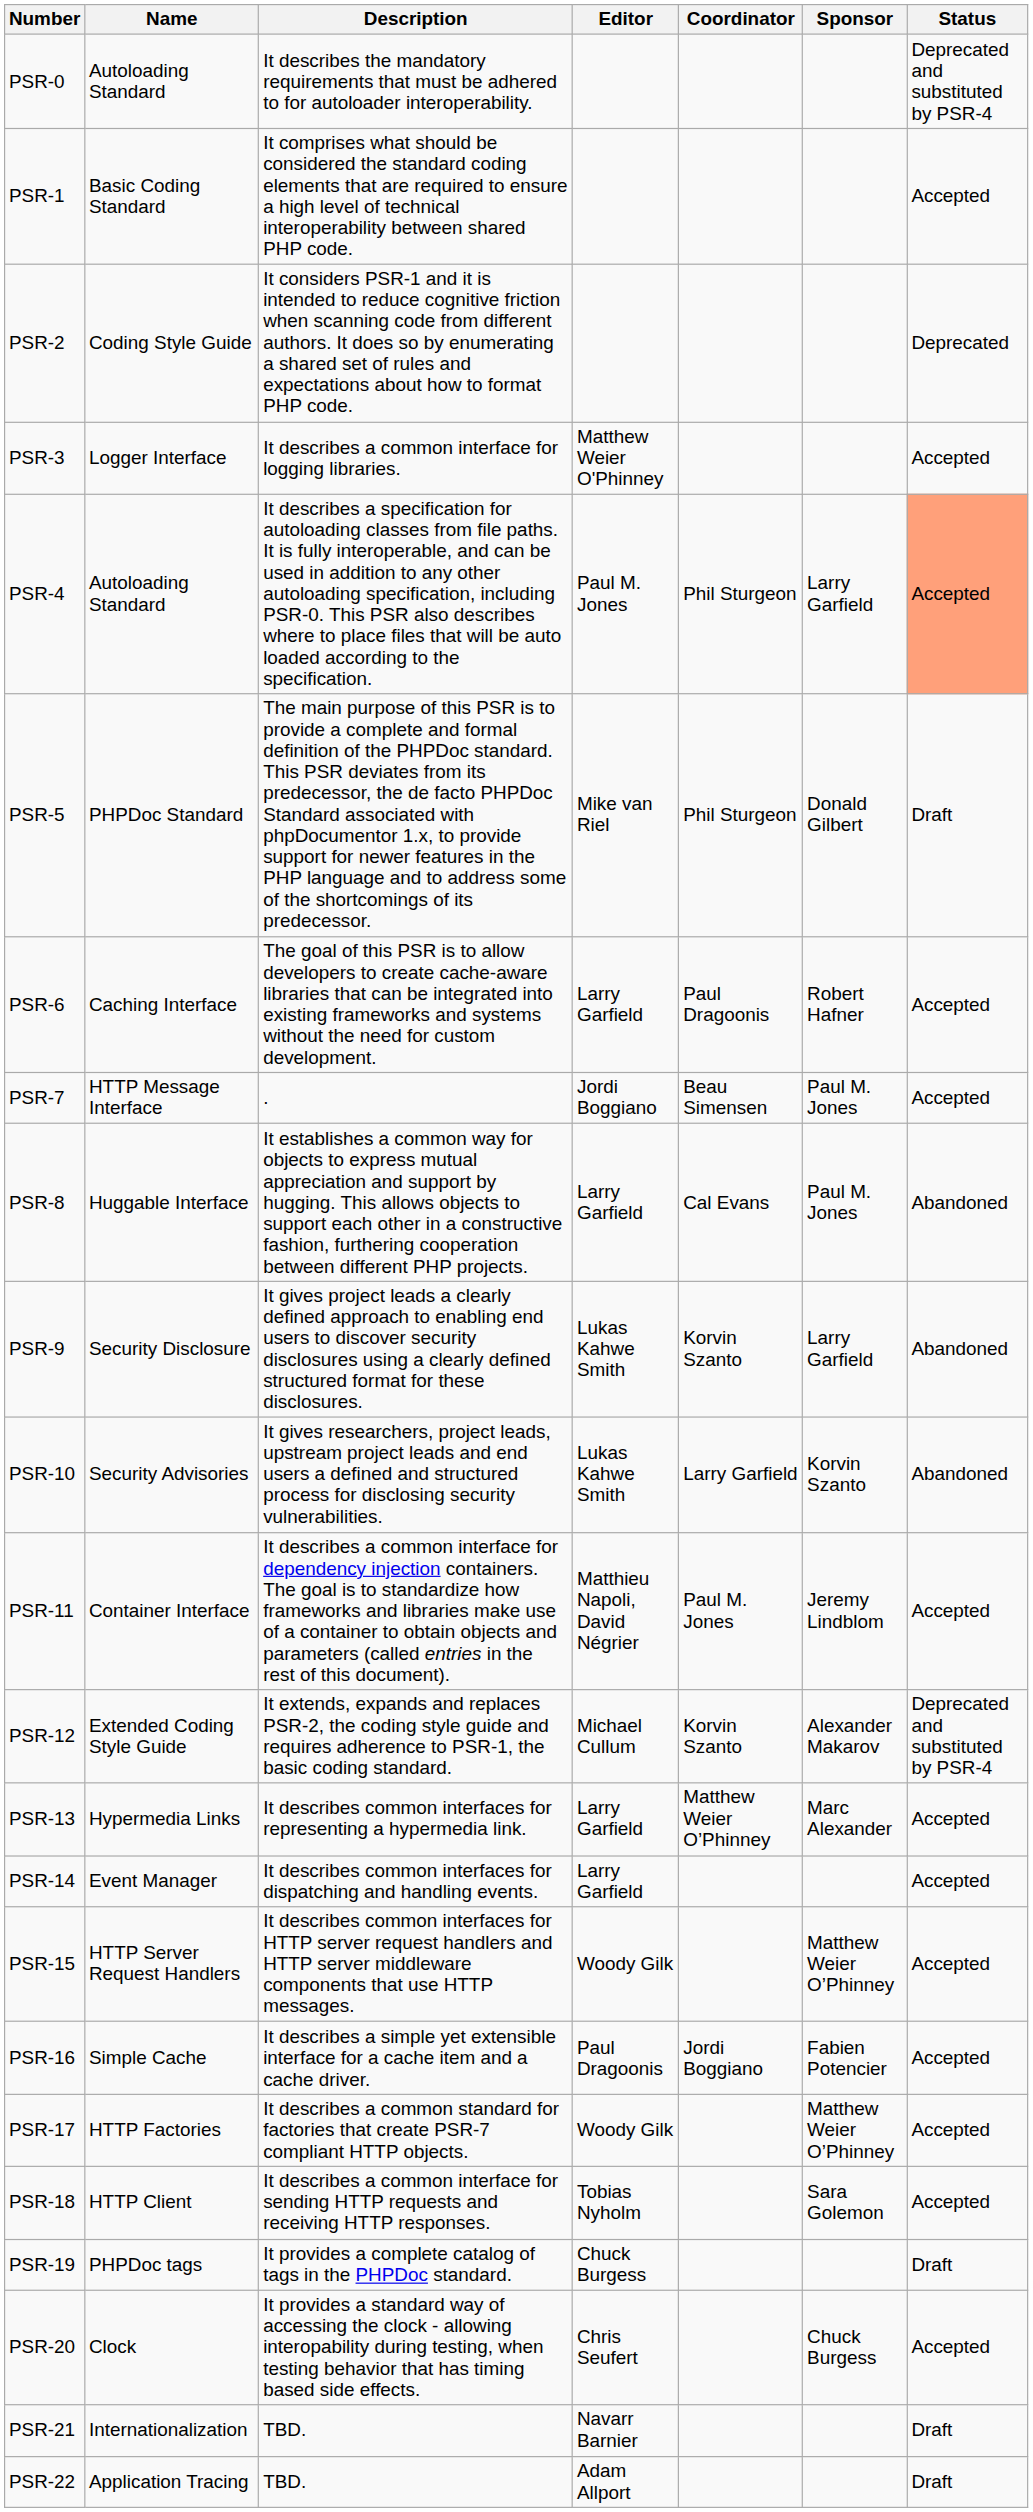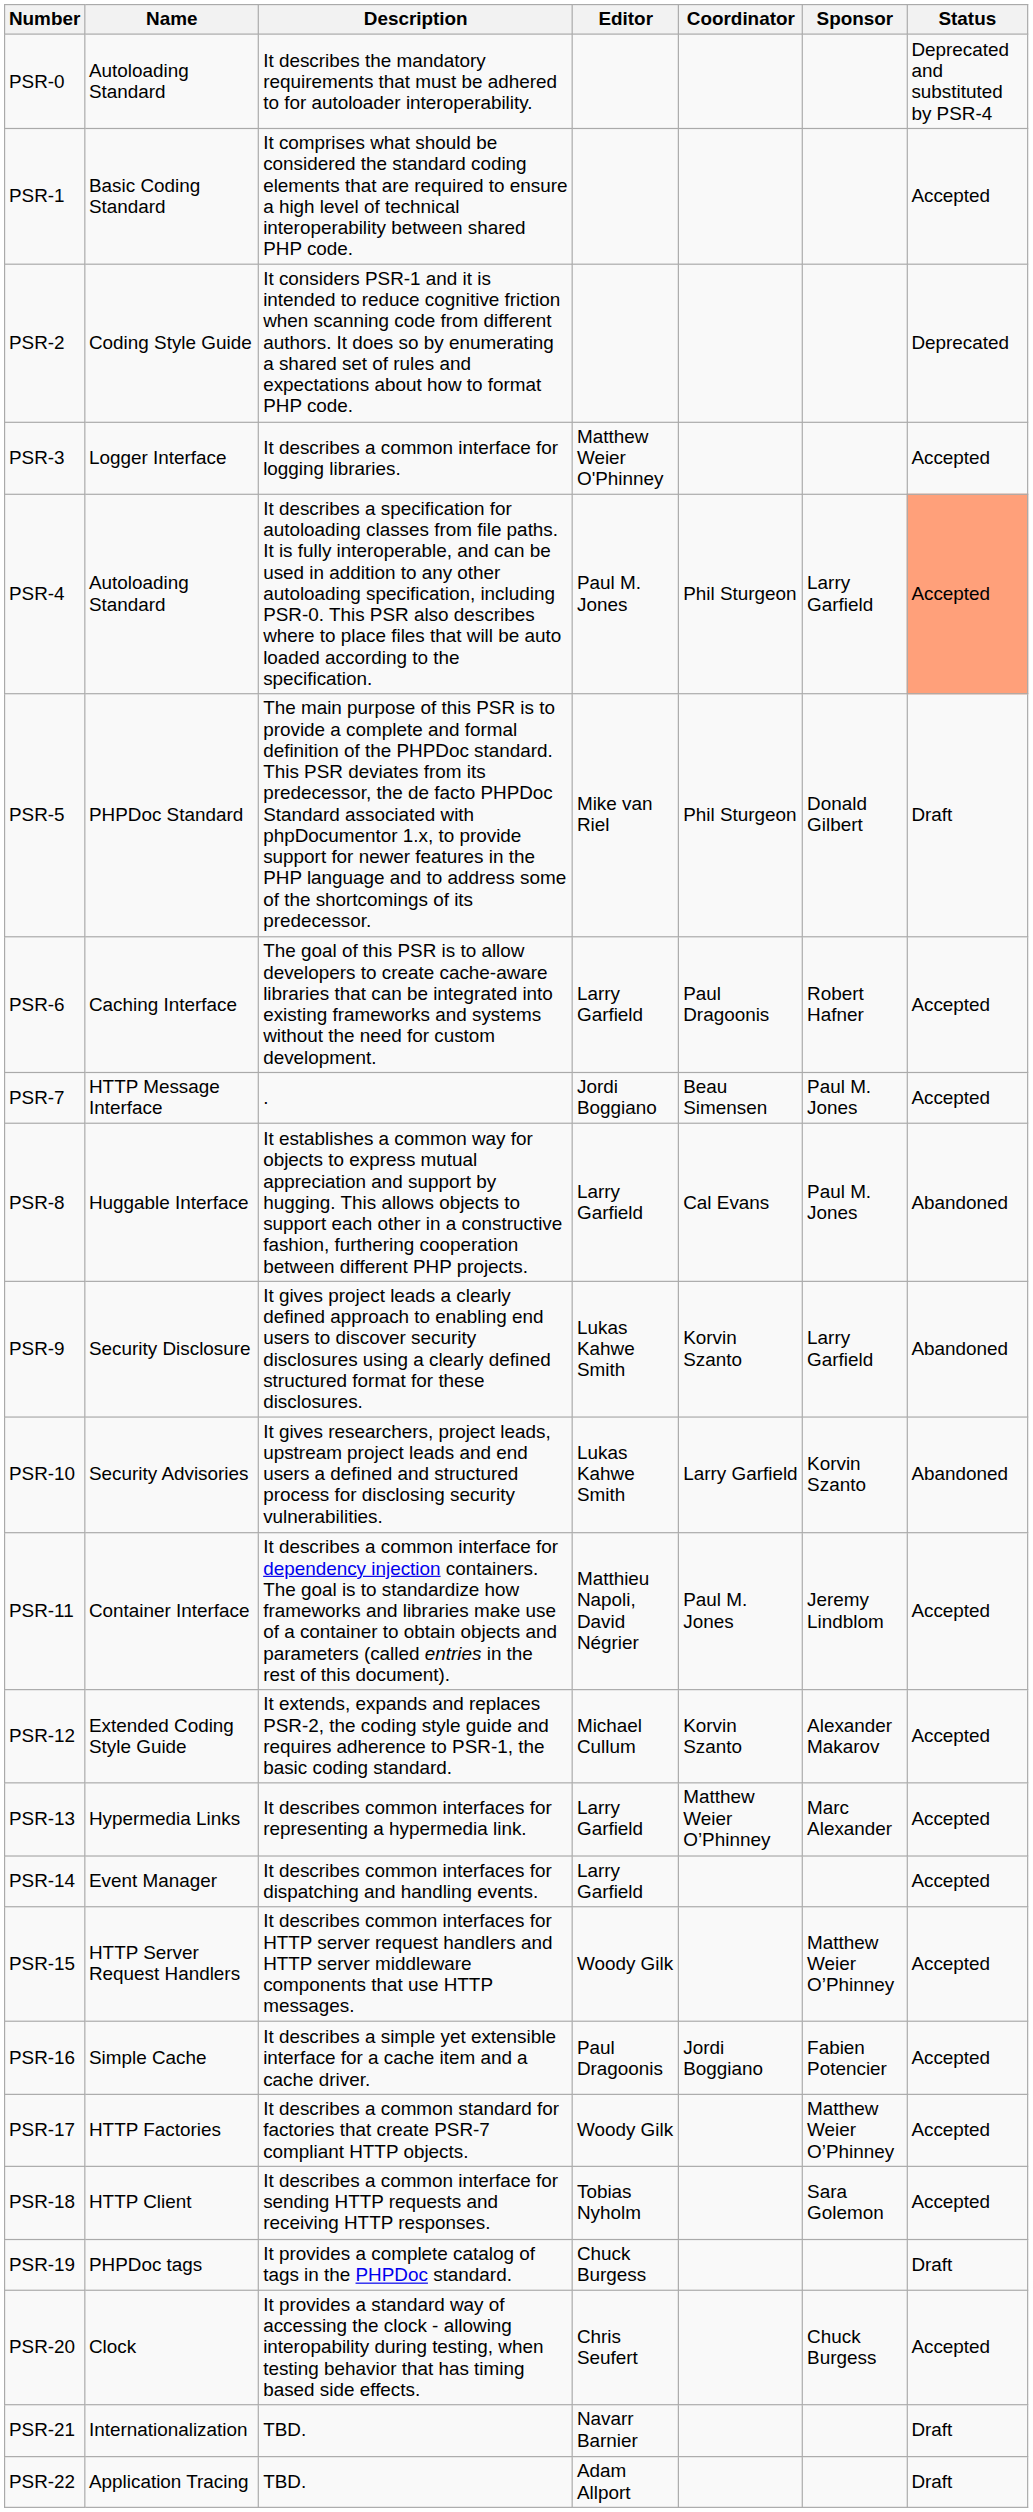(960, 1736) Deprecated and substituted by PSR-4 -> (951, 1736) Accepted
